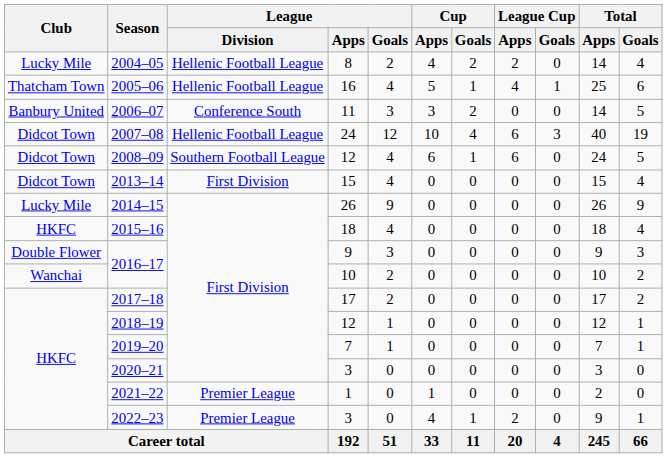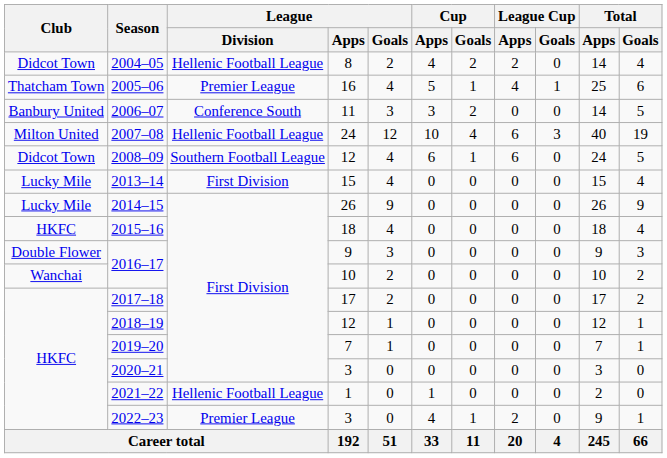(56, 63) Lucky Mile -> (56, 63) Didcot Town
(248, 87) Hellenic Football League -> (248, 87) Premier League
(56, 134) Didcot Town -> (56, 134) Milton United
(56, 181) Didcot Town -> (56, 181) Lucky Mile
(248, 393) Premier League -> (248, 393) Hellenic Football League
